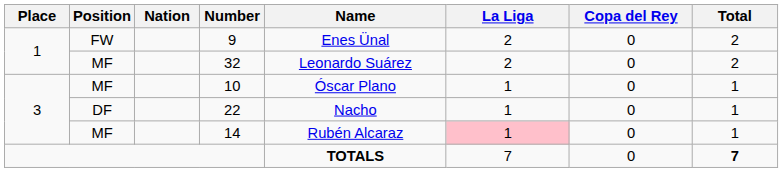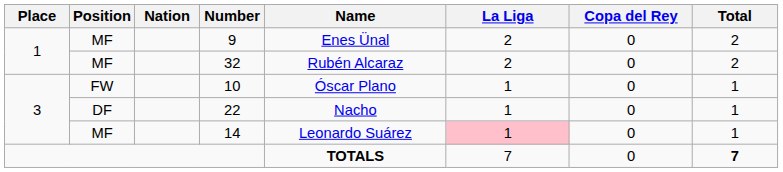(102, 40) FW -> (102, 40) MF
(355, 63) Leonardo Suárez -> (355, 63) Rubén Alcaraz
(102, 86) MF -> (102, 86) FW
(355, 133) Rubén Alcaraz -> (355, 133) Leonardo Suárez
